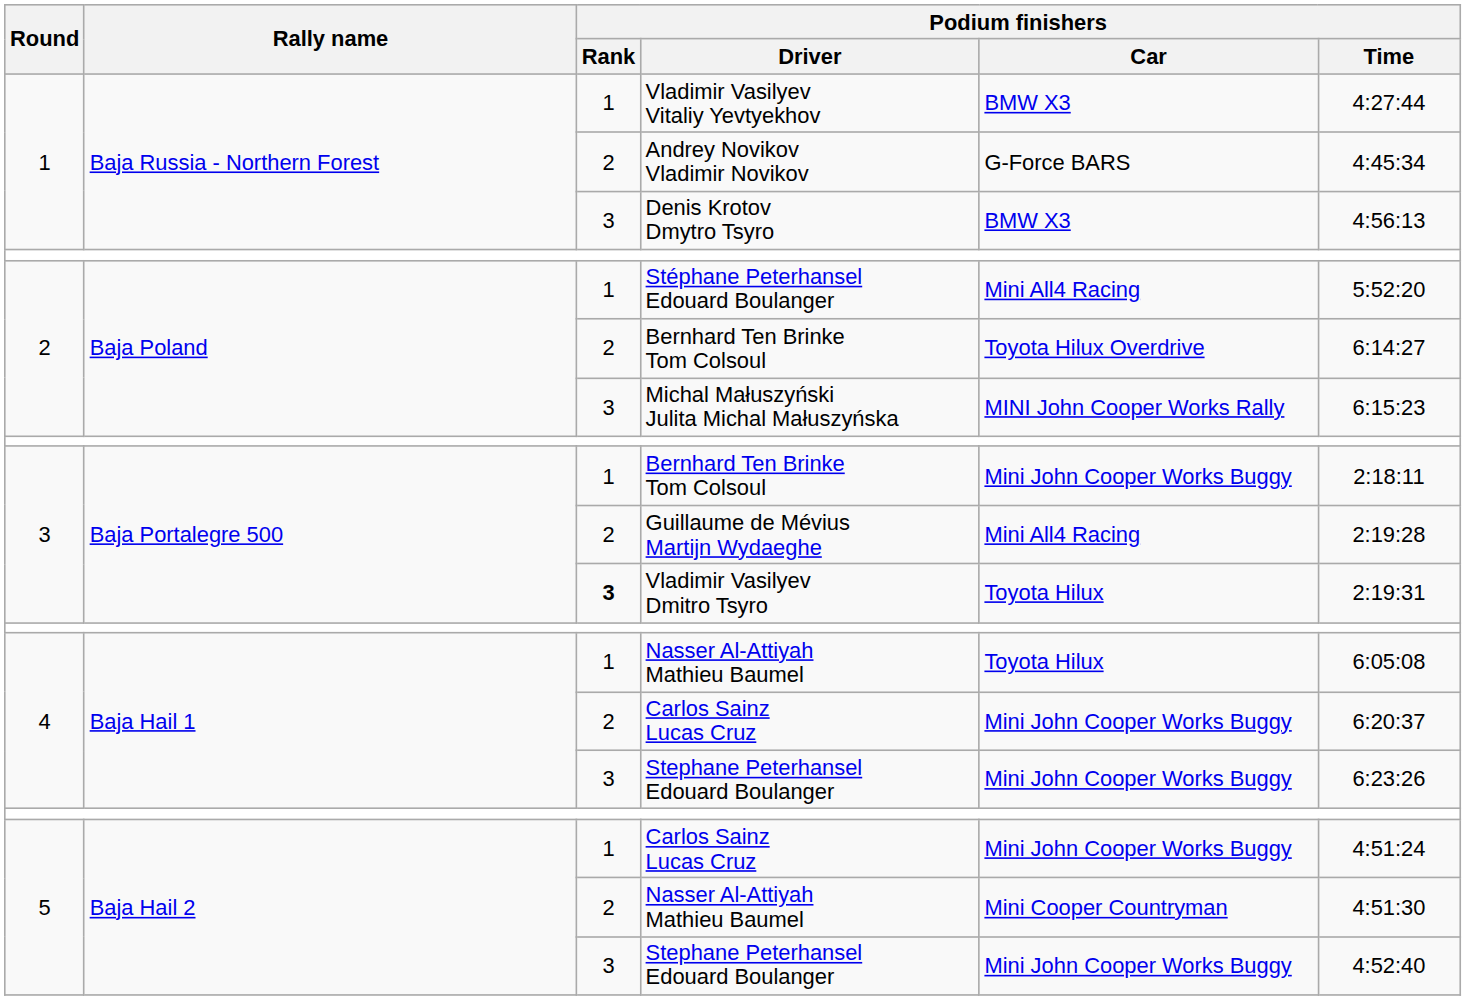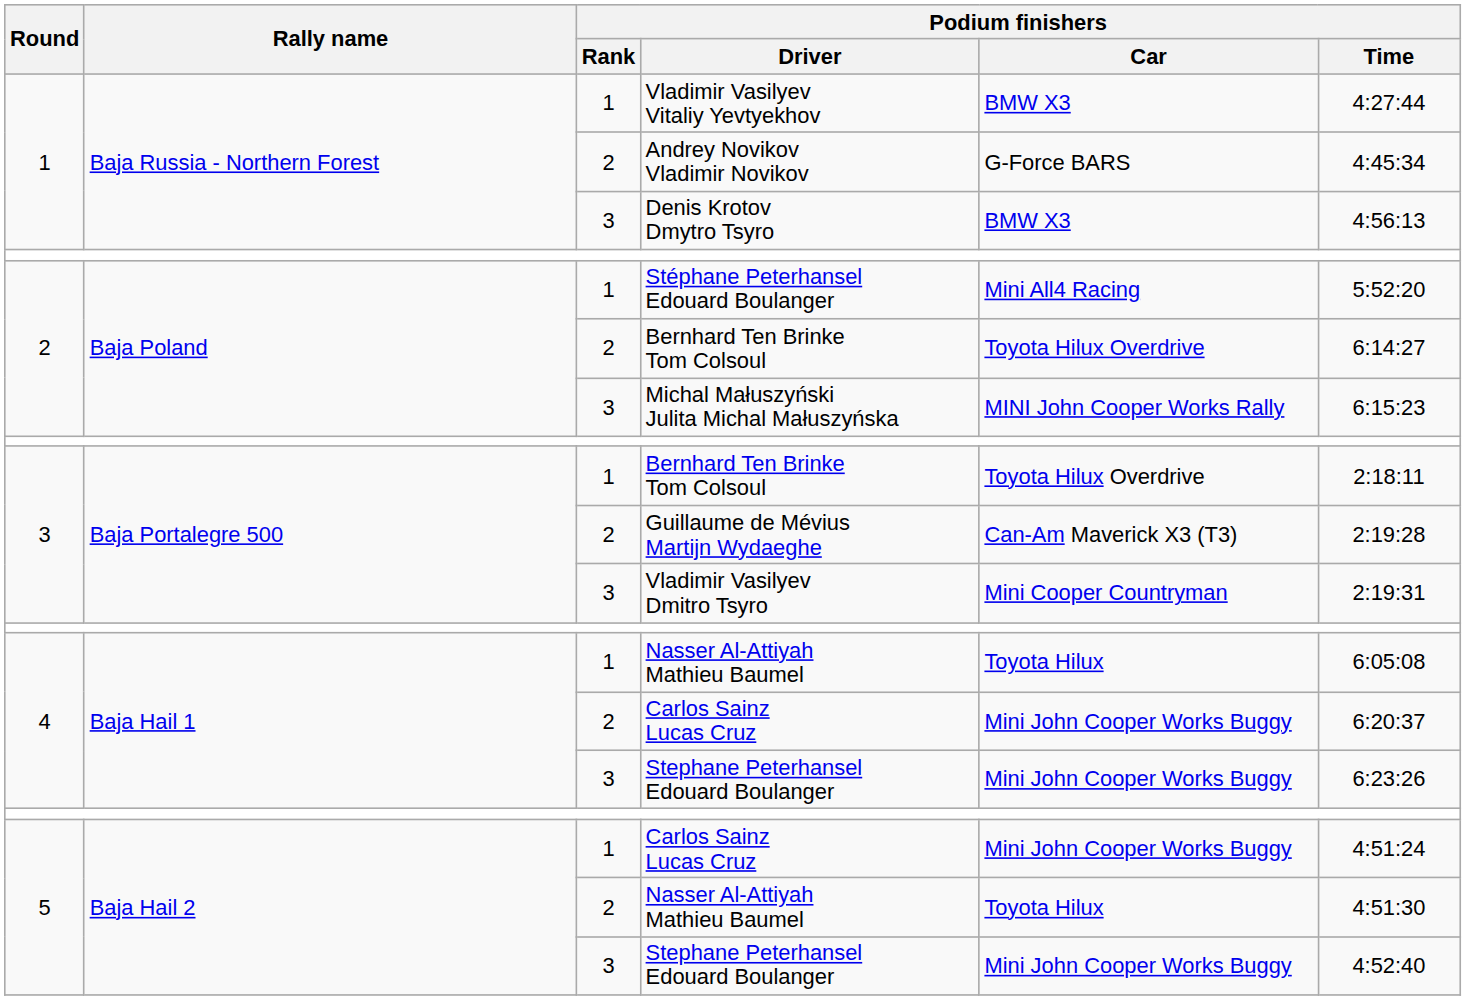(1138, 475) Mini John Cooper Works Buggy -> (1094, 475) Toyota Hilux Overdrive
(1062, 534) Mini All4 Racing -> (1111, 534) Can-Am Maverick X3 (T3)
(608, 593) bold -> (608, 593) normal
(1044, 593) Toyota Hilux -> (1106, 593) Mini Cooper Countryman
(1106, 907) Mini Cooper Countryman -> (1044, 907) Toyota Hilux
